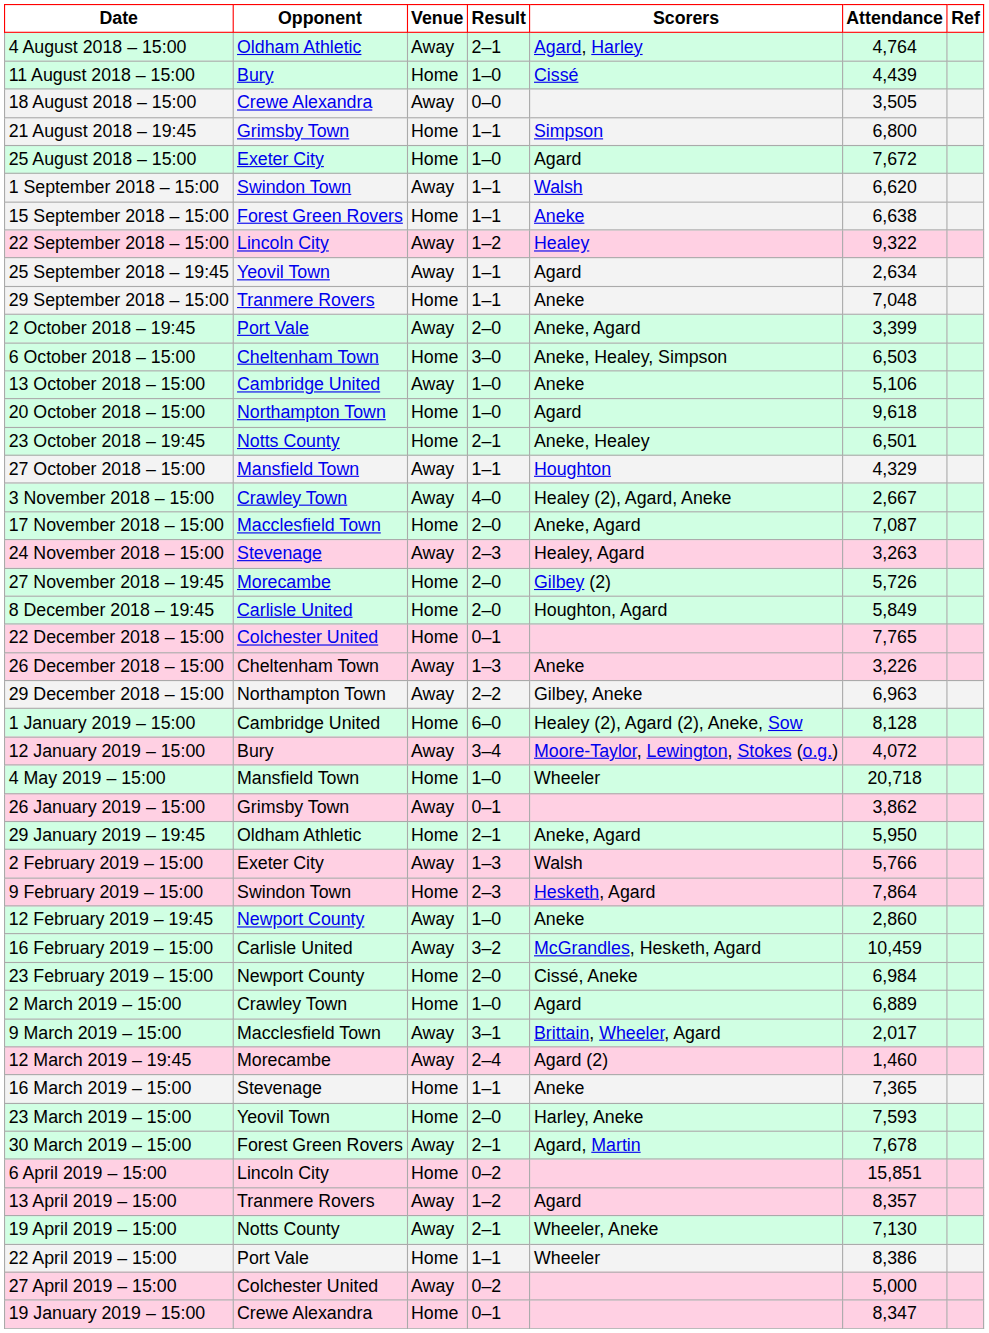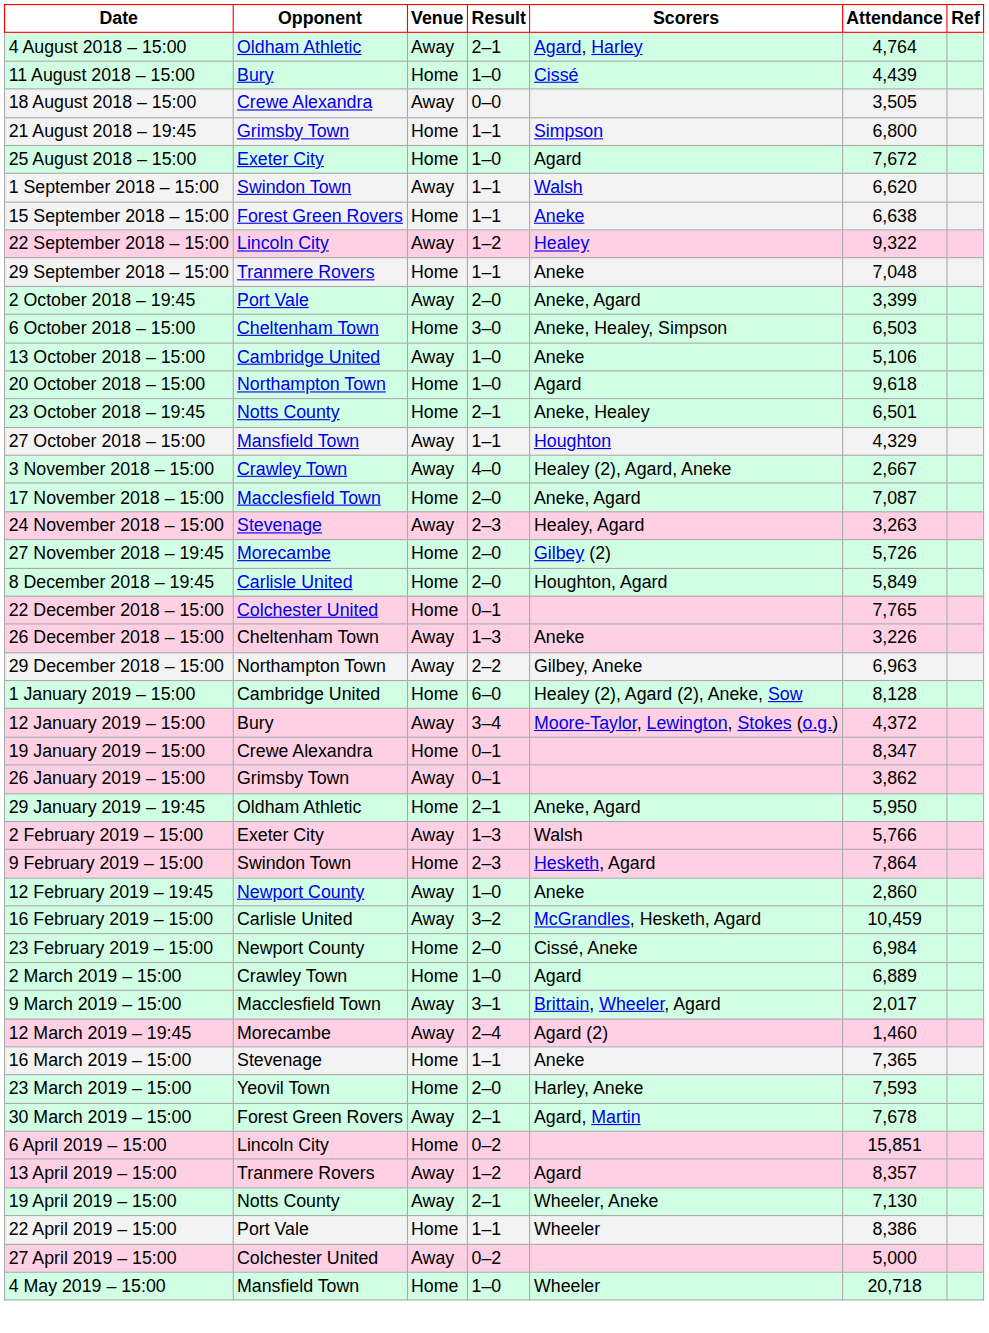- row: (119, 272)
(895, 750) 4,072 -> (895, 722) 4,372
rows swapped: (107, 1314) <-> (87, 779)
